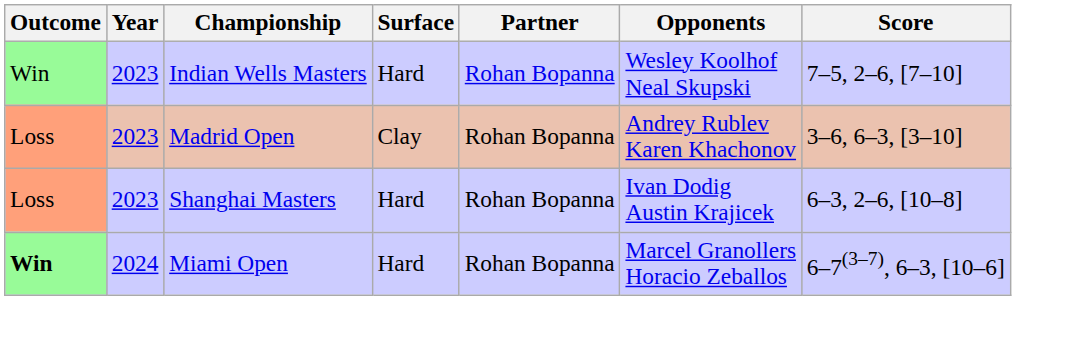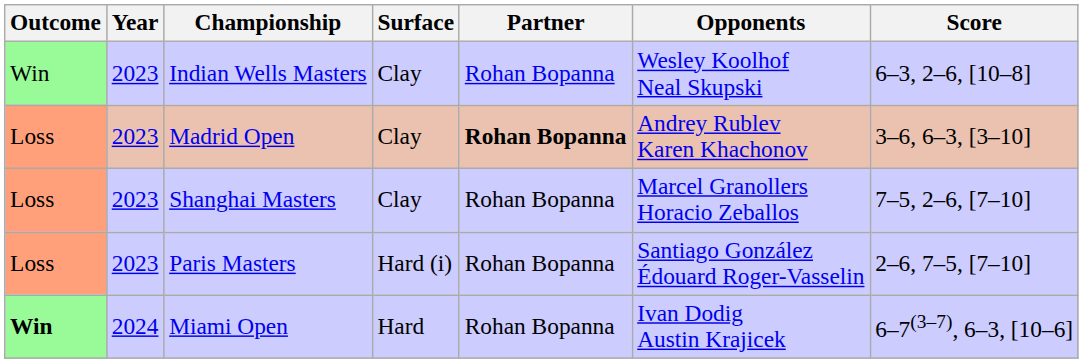(401, 73) Hard -> (400, 73) Clay
(885, 73) 7–5, 2–6, [7–10] -> (953, 73) 6–3, 2–6, [10–8]
(540, 136) normal -> (546, 136) bold
(401, 199) Hard -> (400, 199) Clay
(700, 199) Ivan Dodig Austin Krajicek -> (723, 199) Marcel Granollers Horacio Zeballos
(885, 199) 6–3, 2–6, [10–8] -> (953, 199) 7–5, 2–6, [7–10]
+ row: (232, 263)
(711, 263) Marcel Granollers Horacio Zeballos -> (711, 326) Ivan Dodig Austin Krajicek
